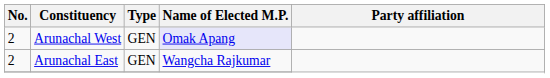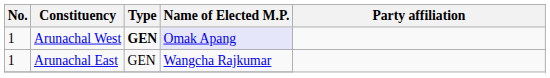(11, 38) 2 -> (11, 38) 1
(142, 38) normal -> (142, 38) bold
(11, 61) 2 -> (11, 61) 1
